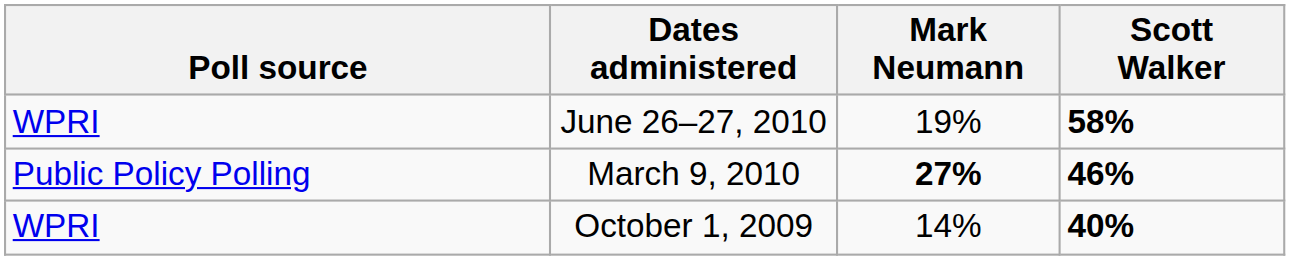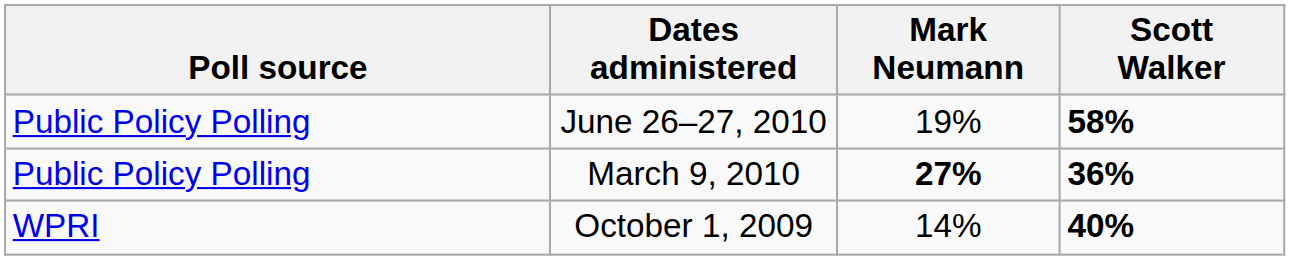(56, 121) WPRI -> (162, 121) Public Policy Polling
(1101, 173) 46% -> (1101, 173) 36%
